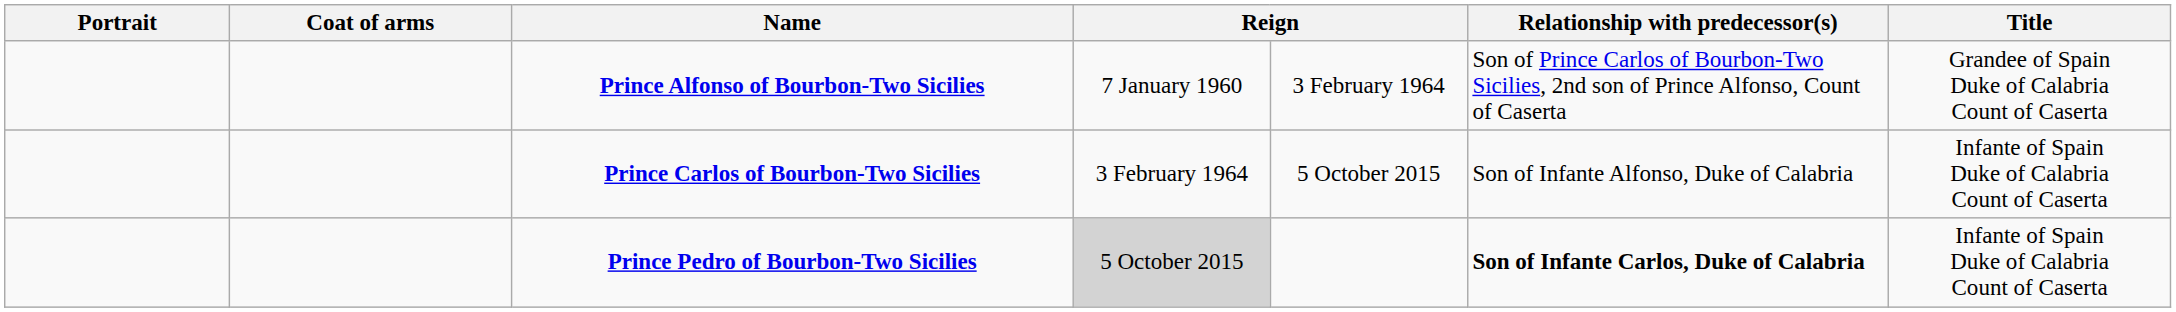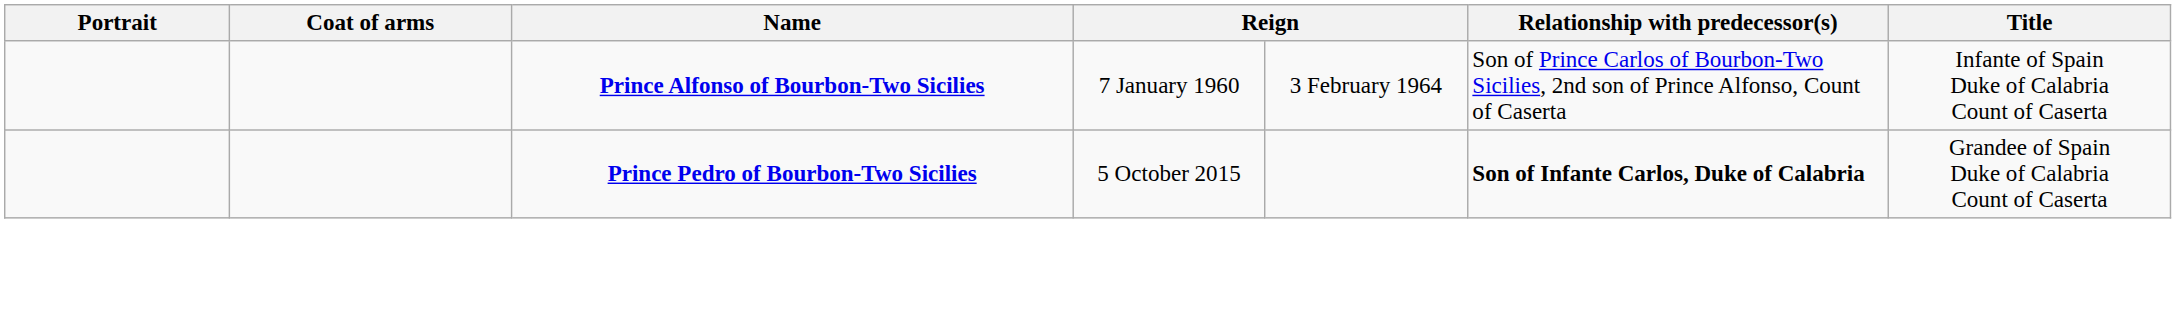(2030, 85) Grandee of Spain Duke of Calabria Count of Caserta -> (2030, 85) Infante of Spain Duke of Calabria Count of Caserta
- row: (792, 173)
(1172, 261) lightgrey background -> (1169, 173) no background
(2030, 261) Infante of Spain Duke of Calabria Count of Caserta -> (2030, 173) Grandee of Spain Duke of Calabria Count of Caserta
